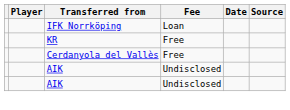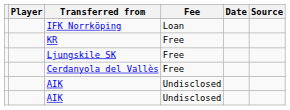+ row: (81, 55)
